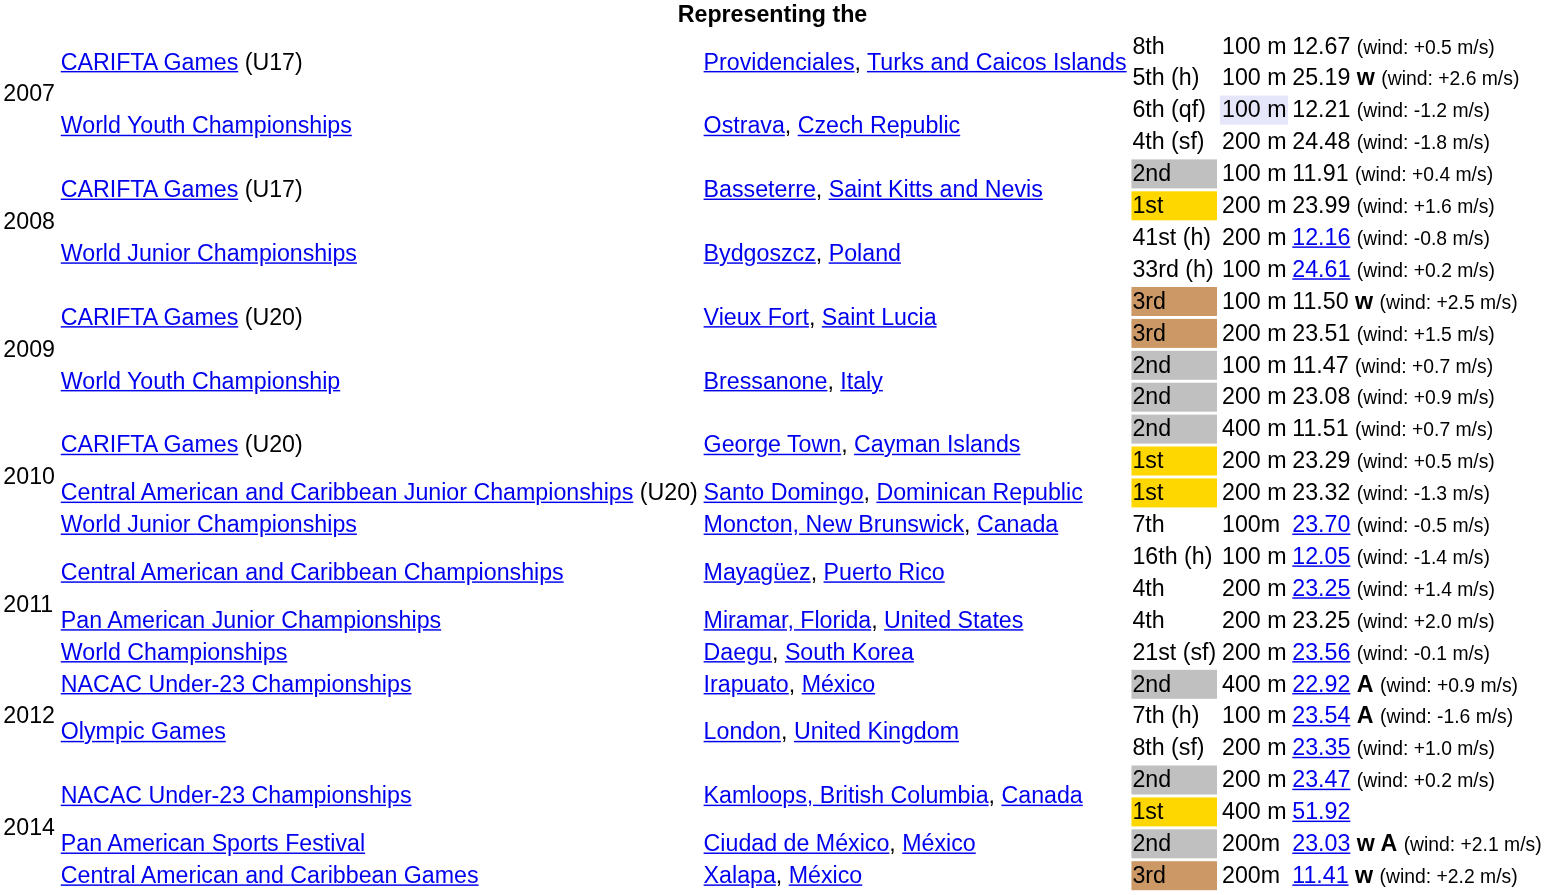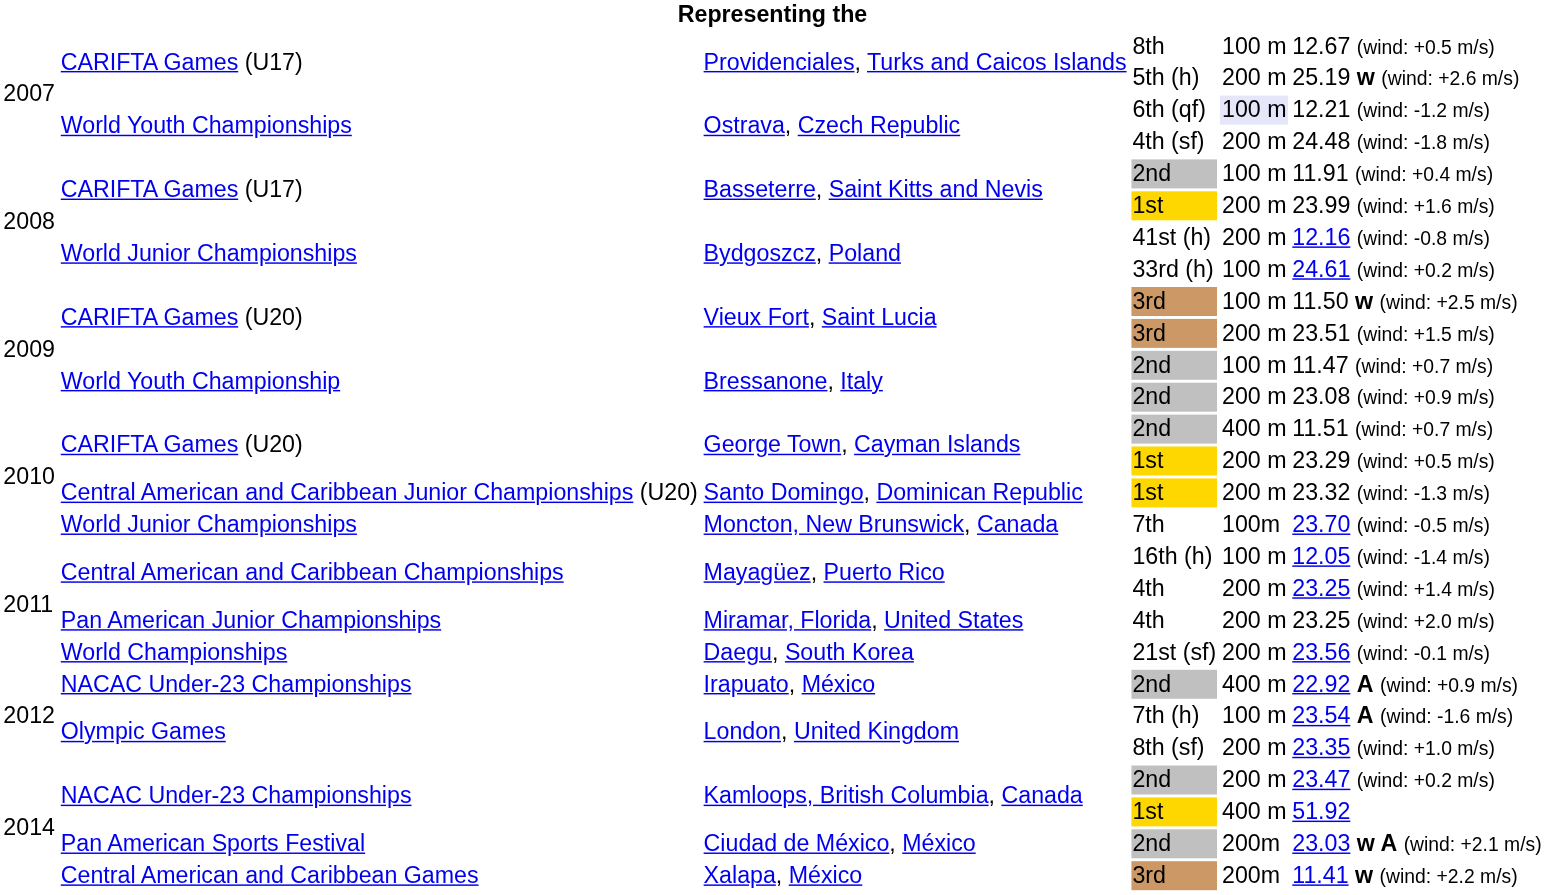(1254, 77) 100 m -> (1254, 77) 200 m
